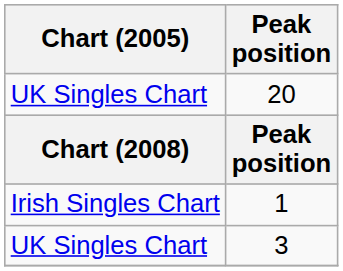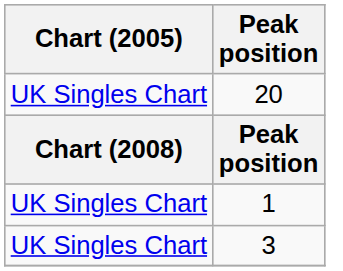(115, 204) Irish Singles Chart -> (109, 204) UK Singles Chart
